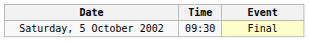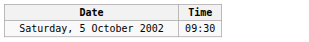- column: (263, 13)
